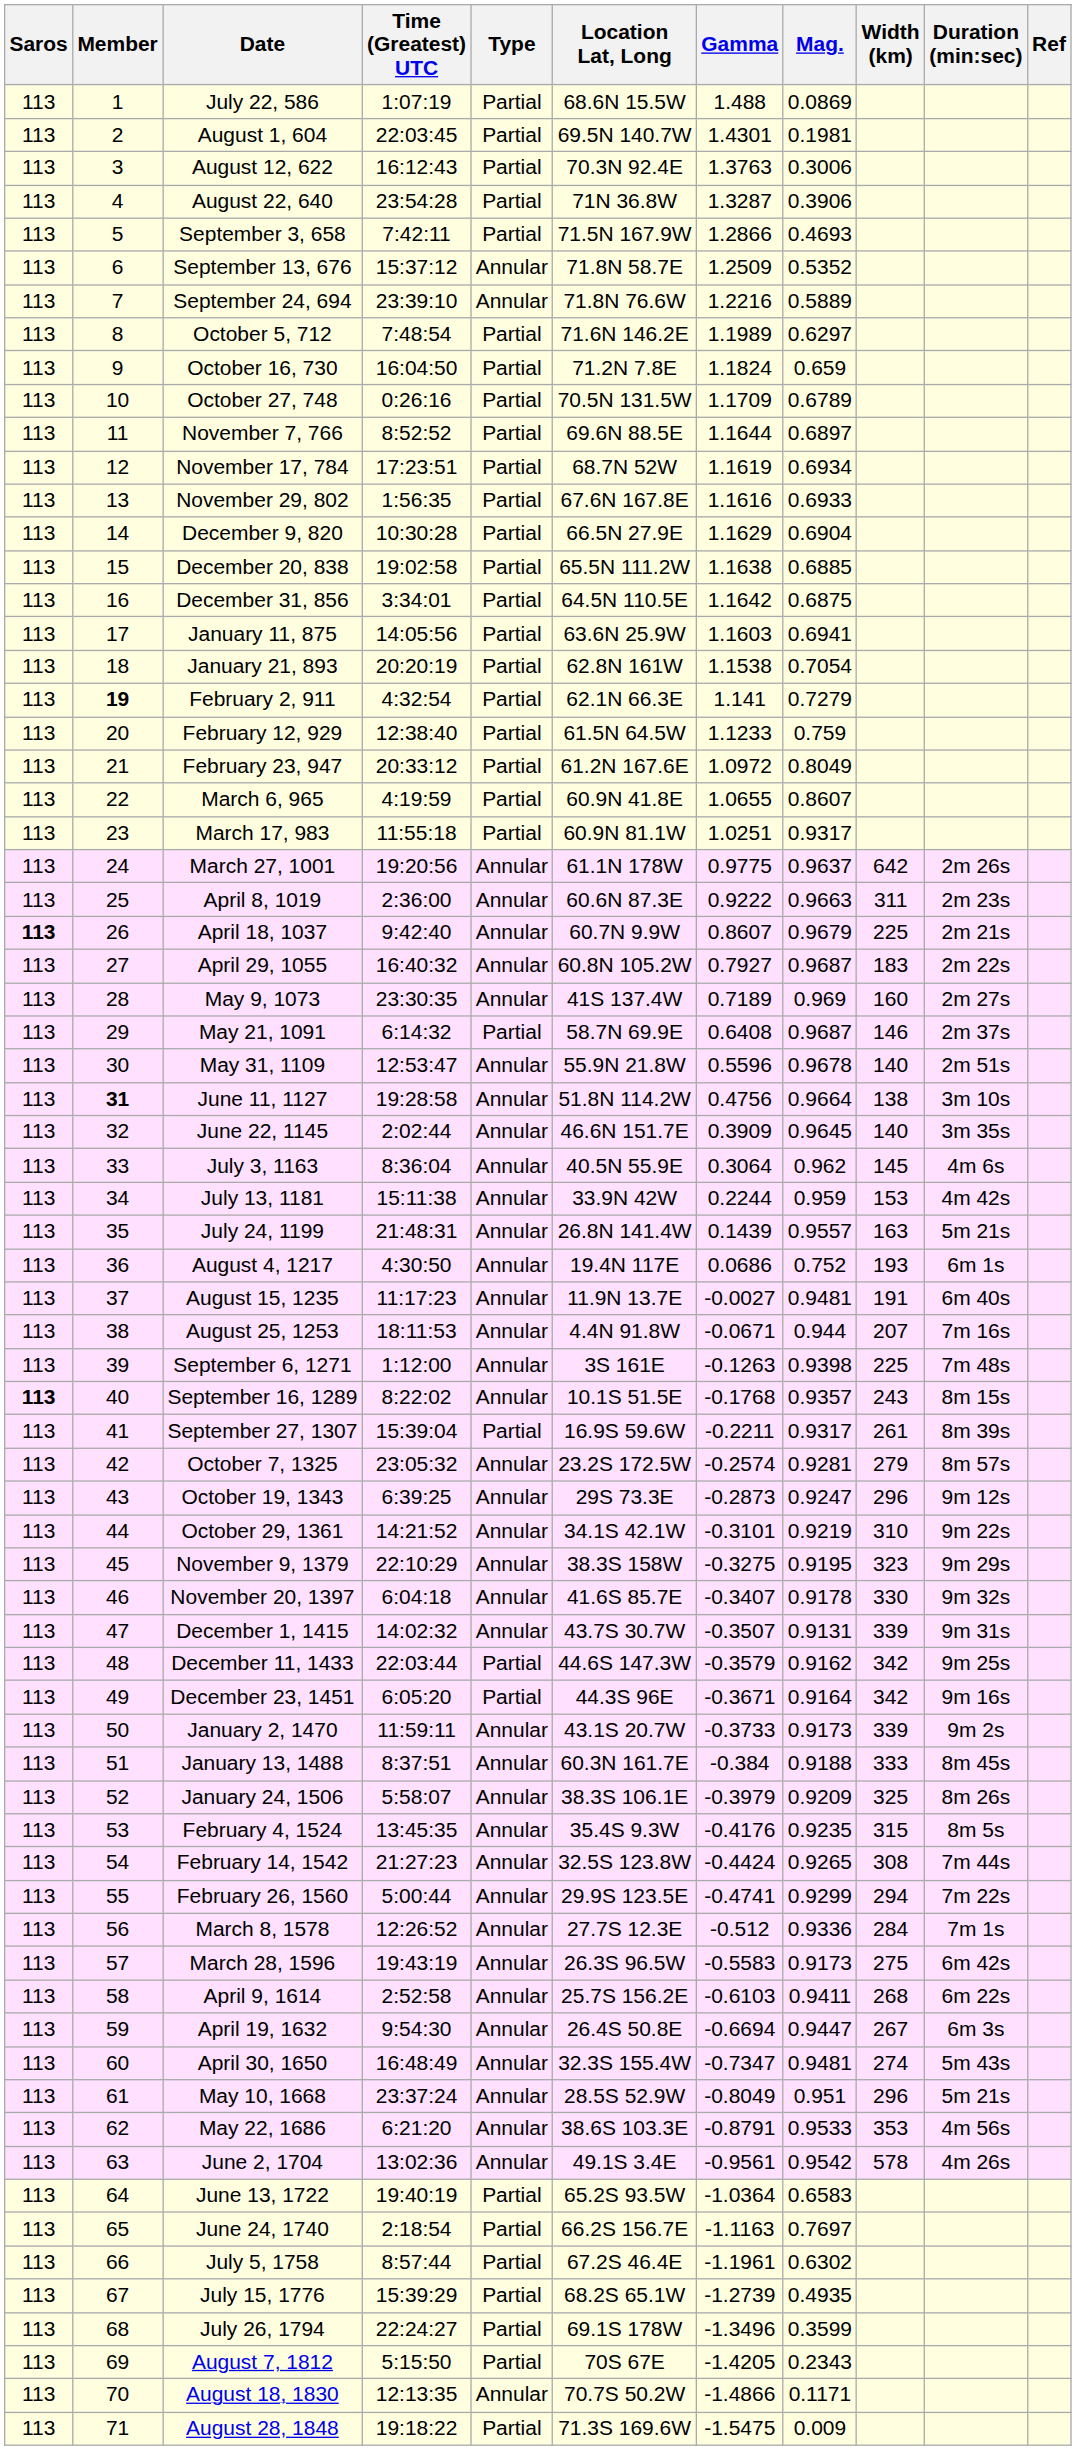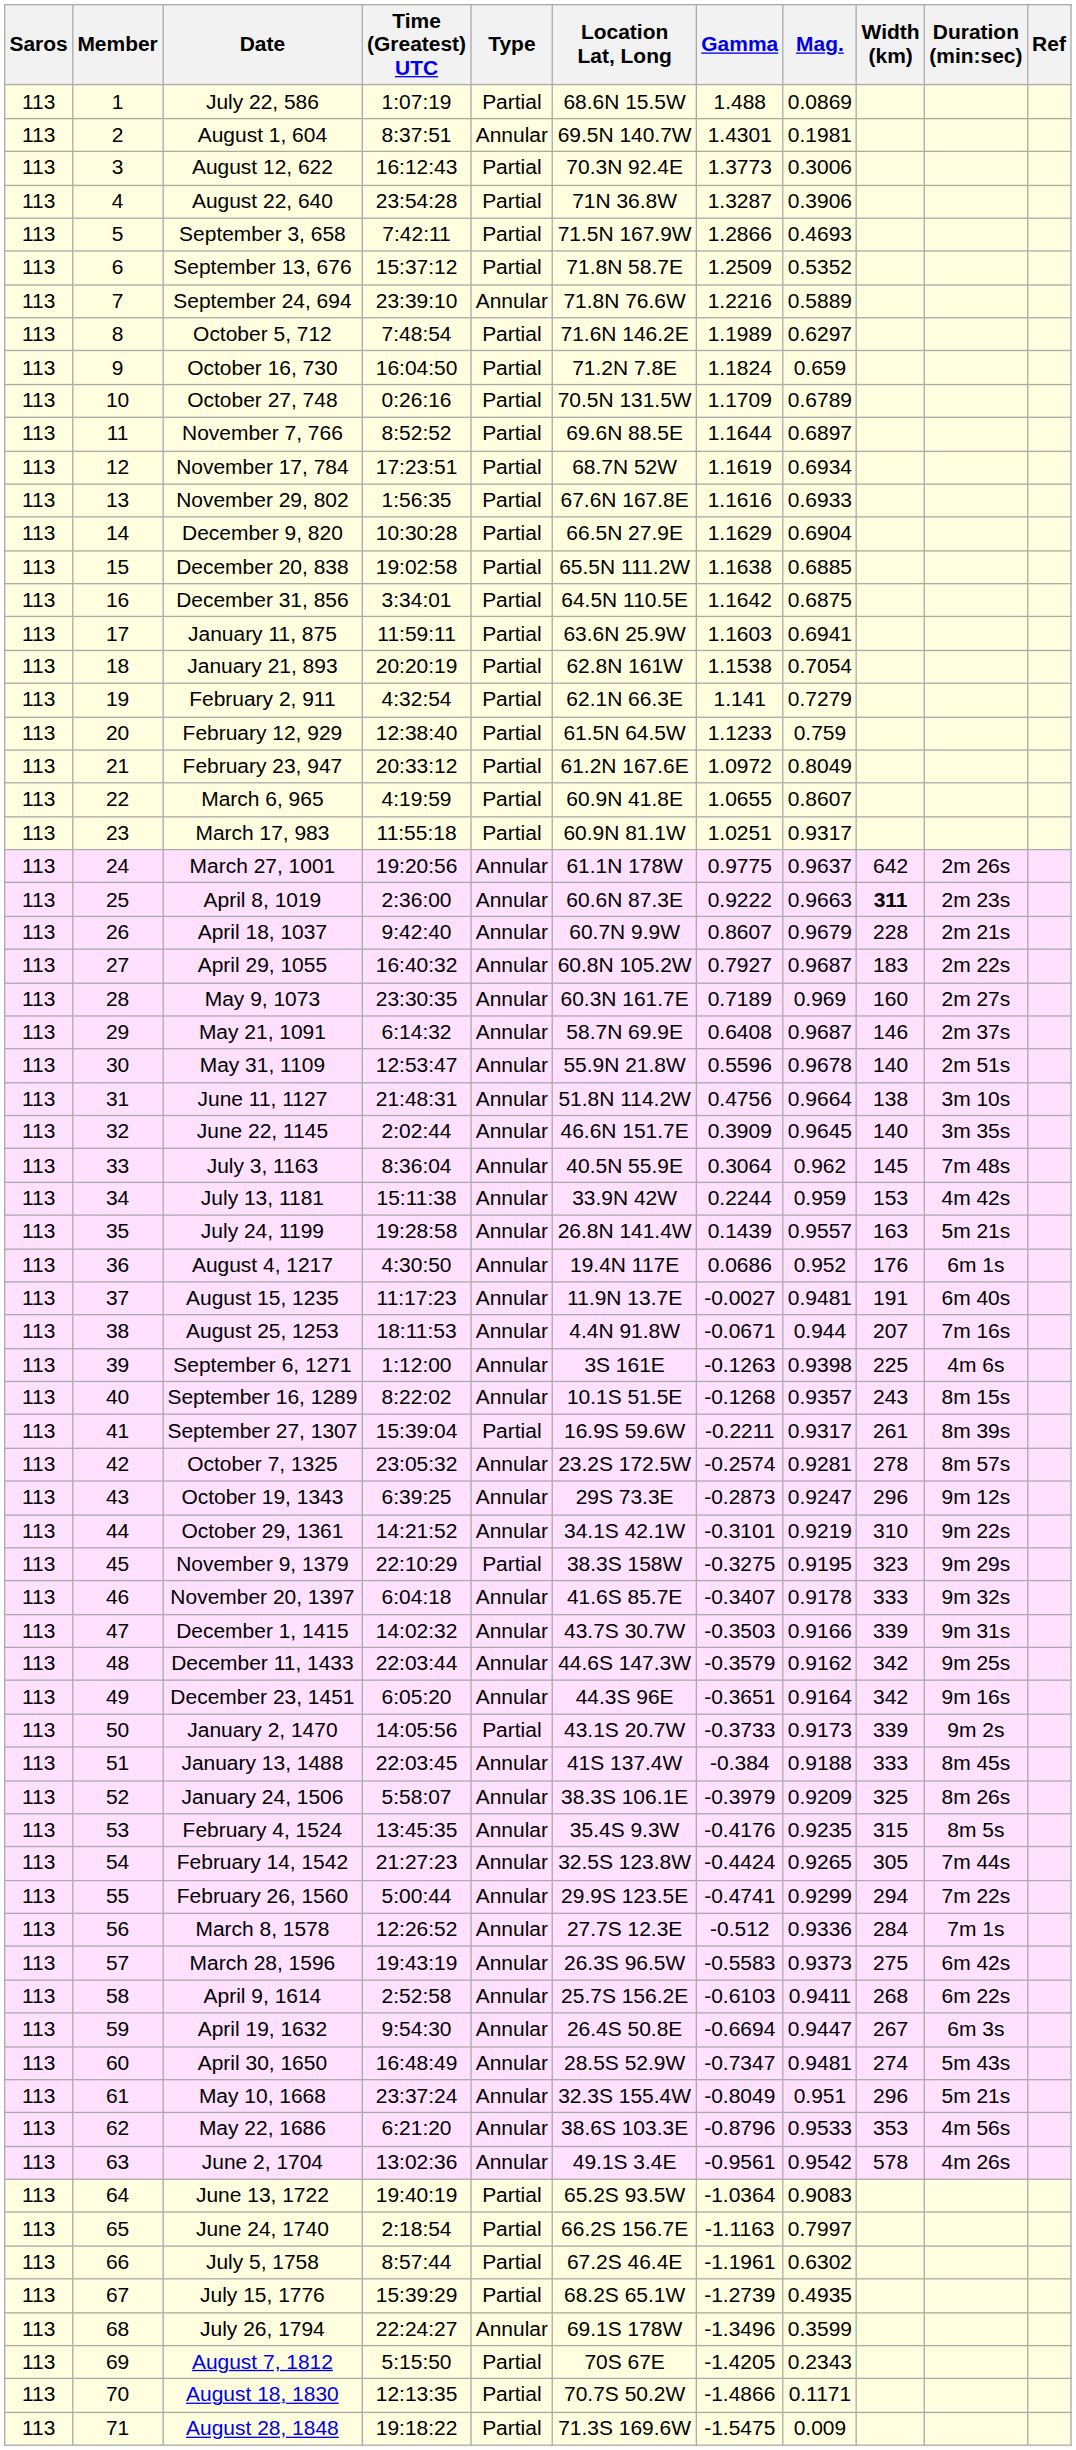(417, 134) 22:03:45 -> (417, 134) 8:37:51
(512, 134) Partial -> (512, 134) Annular
(740, 168) 1.3763 -> (740, 168) 1.3773
(512, 267) Annular -> (512, 267) Partial
(417, 633) 14:05:56 -> (417, 633) 11:59:11
(118, 699) bold -> (118, 699) normal
(891, 899) normal -> (891, 899) bold
(39, 932) bold -> (39, 932) normal
(891, 932) 225 -> (891, 932) 228
(625, 999) 41S 137.4W -> (625, 999) 60.3N 161.7E
(512, 1032) Partial -> (512, 1032) Annular
(118, 1098) bold -> (118, 1098) normal
(417, 1098) 19:28:58 -> (417, 1098) 21:48:31
(976, 1165) 4m 6s -> (976, 1165) 7m 48s
(417, 1231) 21:48:31 -> (417, 1231) 19:28:58
(820, 1264) 0.752 -> (820, 1264) 0.952
(891, 1264) 193 -> (891, 1264) 176
(976, 1364) 7m 48s -> (976, 1364) 4m 6s
(39, 1397) bold -> (39, 1397) normal
(740, 1397) -0.1768 -> (740, 1397) -0.1268
(891, 1464) 279 -> (891, 1464) 278
(512, 1564) Annular -> (512, 1564) Partial
(891, 1597) 330 -> (891, 1597) 333
(740, 1630) -0.3507 -> (740, 1630) -0.3503
(820, 1630) 0.9131 -> (820, 1630) 0.9166
(512, 1663) Partial -> (512, 1663) Annular
(512, 1697) Partial -> (512, 1697) Annular
(740, 1697) -0.3671 -> (740, 1697) -0.3651
(417, 1730) 11:59:11 -> (417, 1730) 14:05:56
(512, 1730) Annular -> (512, 1730) Partial
(417, 1763) 8:37:51 -> (417, 1763) 22:03:45
(625, 1763) 60.3N 161.7E -> (625, 1763) 41S 137.4W
(891, 1863) 308 -> (891, 1863) 305
(820, 1963) 0.9173 -> (820, 1963) 0.9373
(625, 2062) 32.3S 155.4W -> (625, 2062) 28.5S 52.9W
(625, 2095) 28.5S 52.9W -> (625, 2095) 32.3S 155.4W
(740, 2129) -0.8791 -> (740, 2129) -0.8796
(820, 2195) 0.6583 -> (820, 2195) 0.9083
(820, 2228) 0.7697 -> (820, 2228) 0.7997
(512, 2328) Partial -> (512, 2328) Annular
(512, 2395) Annular -> (512, 2395) Partial
